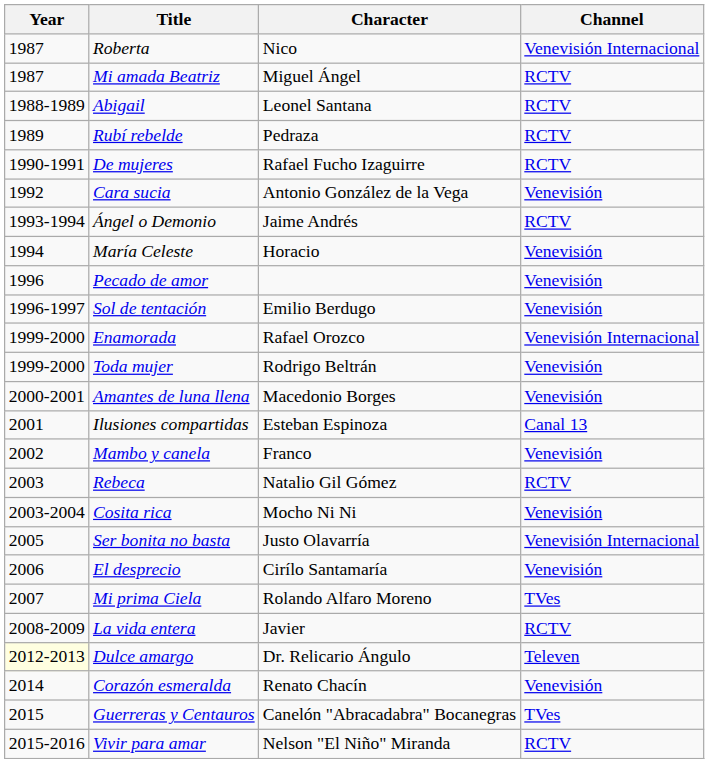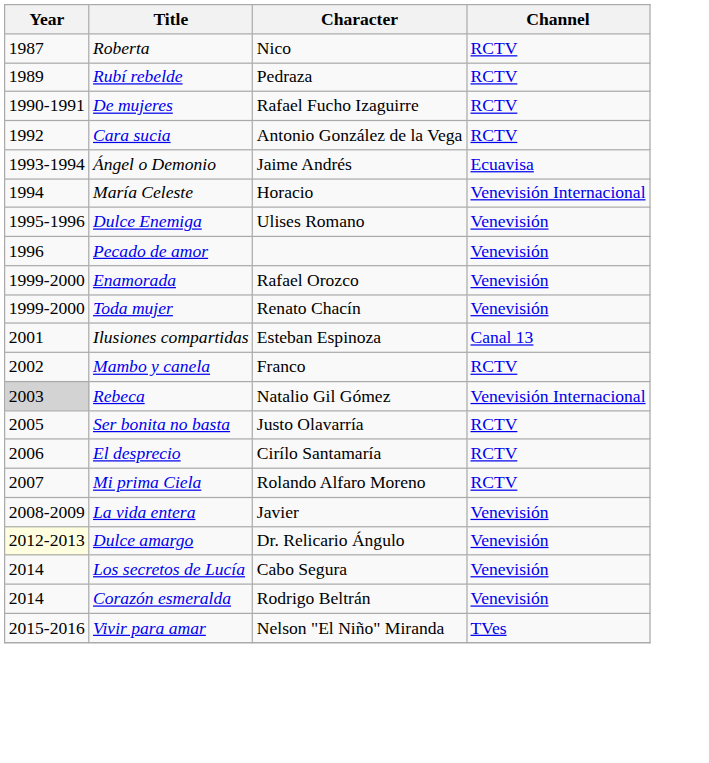(612, 48) Venevisión Internacional -> (494, 48) RCTV
- row: (156, 77)
- row: (119, 106)
(563, 193) Venevisión -> (494, 135) RCTV
(548, 222) RCTV -> (502, 164) Ecuavisa
(563, 251) Venevisión -> (558, 193) Venevisión Internacional
+ row: (147, 222)
- row: (150, 309)
(612, 338) Venevisión Internacional -> (510, 280) Venevisión
(320, 367) Rodrigo Beltrán -> (309, 309) Renato Chacín
- row: (171, 396)
(563, 454) Venevisión -> (494, 367) RCTV
(26, 482) no background -> (26, 396) lightgrey background
(548, 482) RCTV -> (558, 396) Venevisión Internacional
- row: (132, 511)
(612, 540) Venevisión Internacional -> (494, 425) RCTV
(563, 569) Venevisión -> (494, 454) RCTV
(542, 598) TVes -> (494, 482) RCTV
(548, 627) RCTV -> (510, 511) Venevisión
(552, 656) Televen -> (510, 540) Venevisión
+ row: (169, 569)
(315, 685) Renato Chacín -> (314, 598) Rodrigo Beltrán
- row: (174, 714)
(548, 743) RCTV -> (489, 627) TVes
